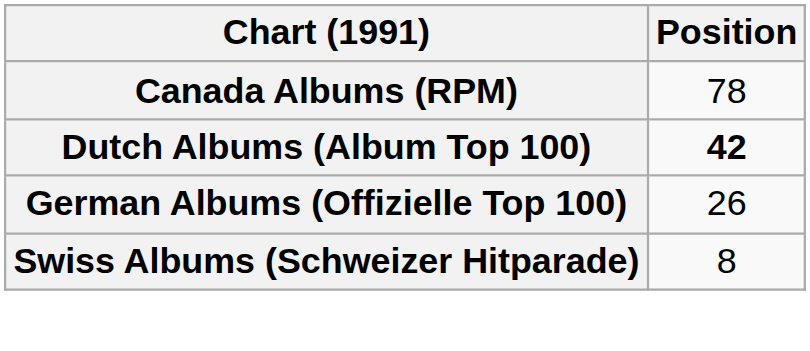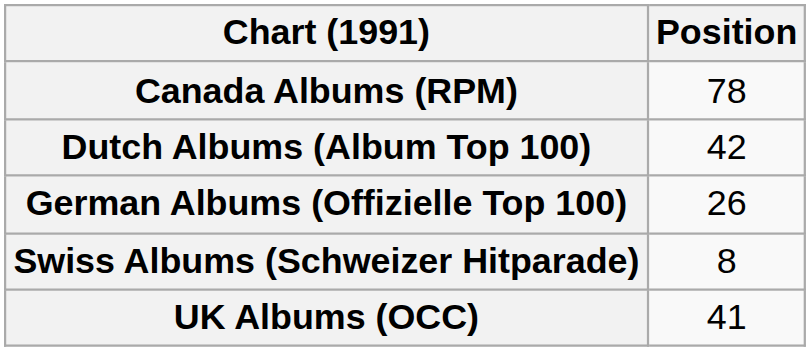(727, 146) bold -> (727, 146) normal
+ row: (326, 317)
